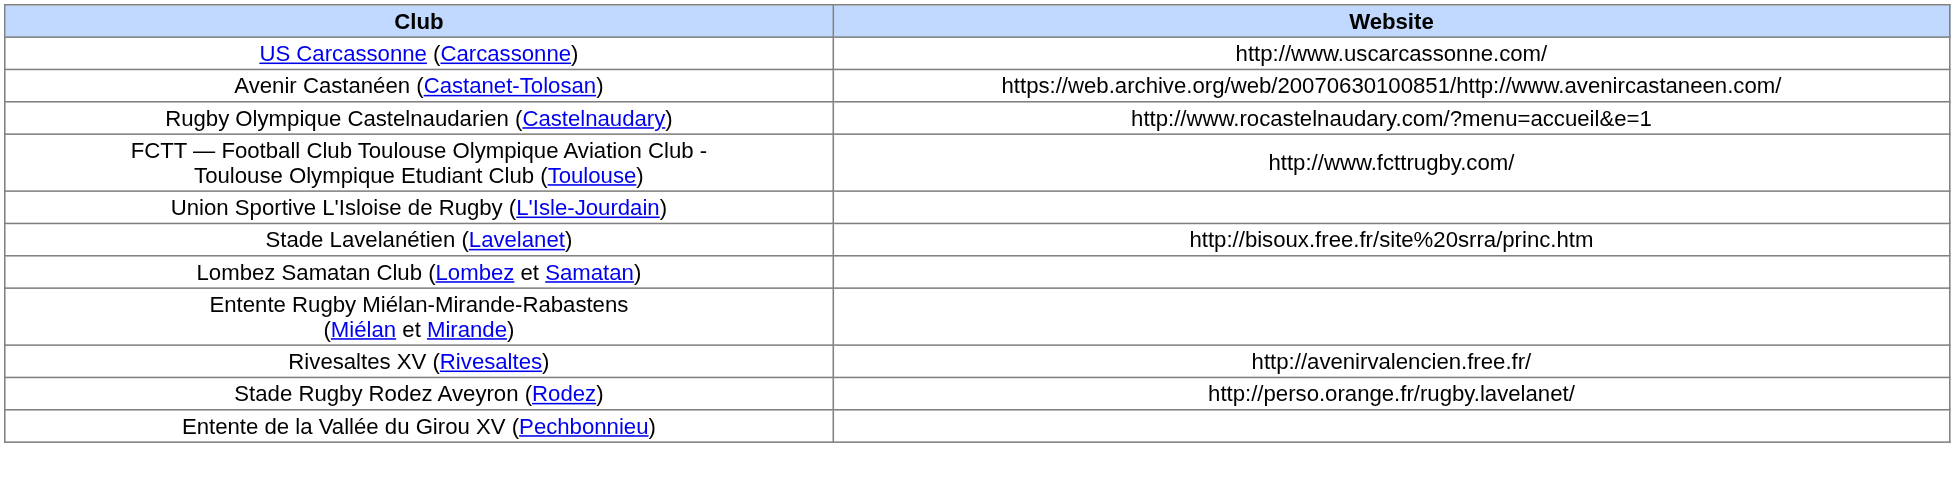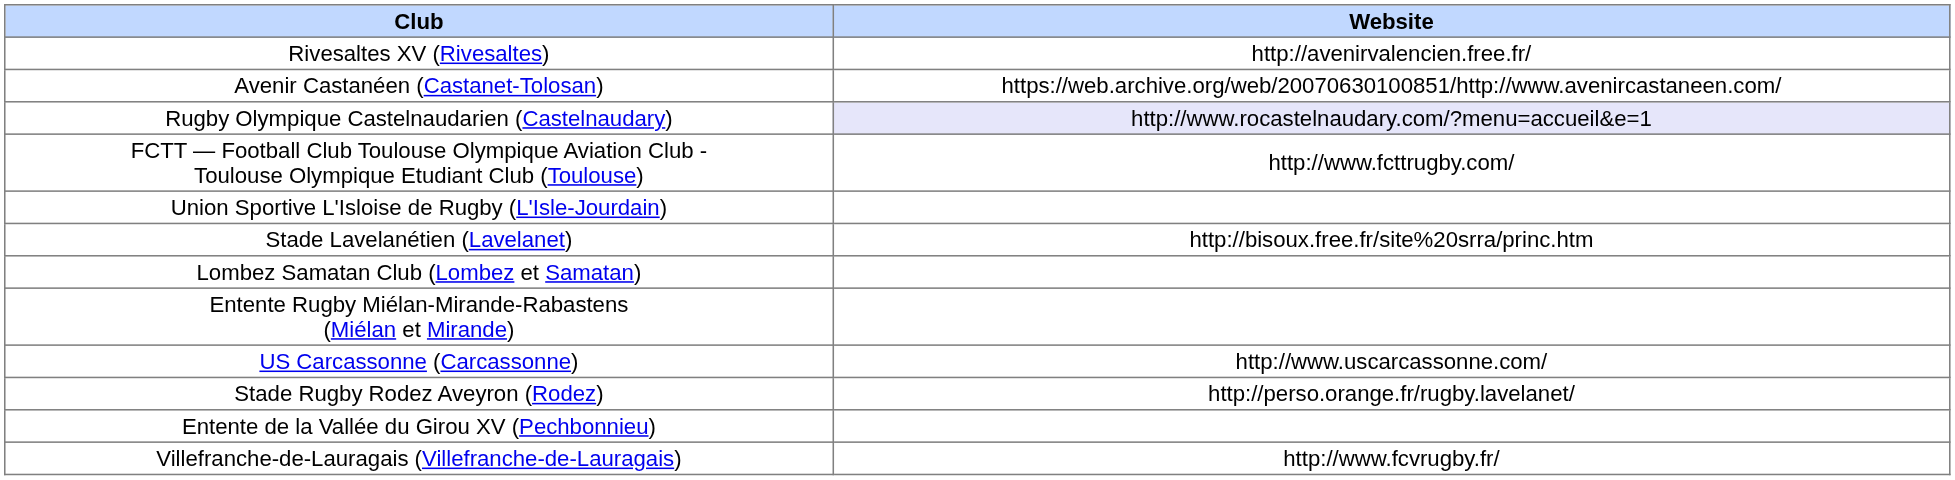rows swapped: (419, 53) <-> (419, 361)
(1391, 118) no background -> (1391, 118) lavender background
+ row: (419, 458)
